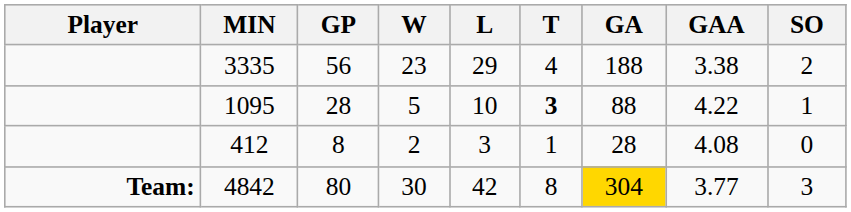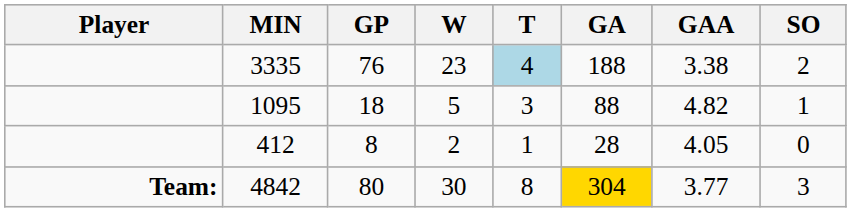- column: (485, 24)
(338, 65) 56 -> (371, 65) 76
(551, 65) no background -> (527, 65) lightblue background
(338, 105) 28 -> (371, 105) 18
(551, 105) bold -> (527, 105) normal
(716, 105) 4.22 -> (706, 105) 4.82
(716, 145) 4.08 -> (706, 145) 4.05
